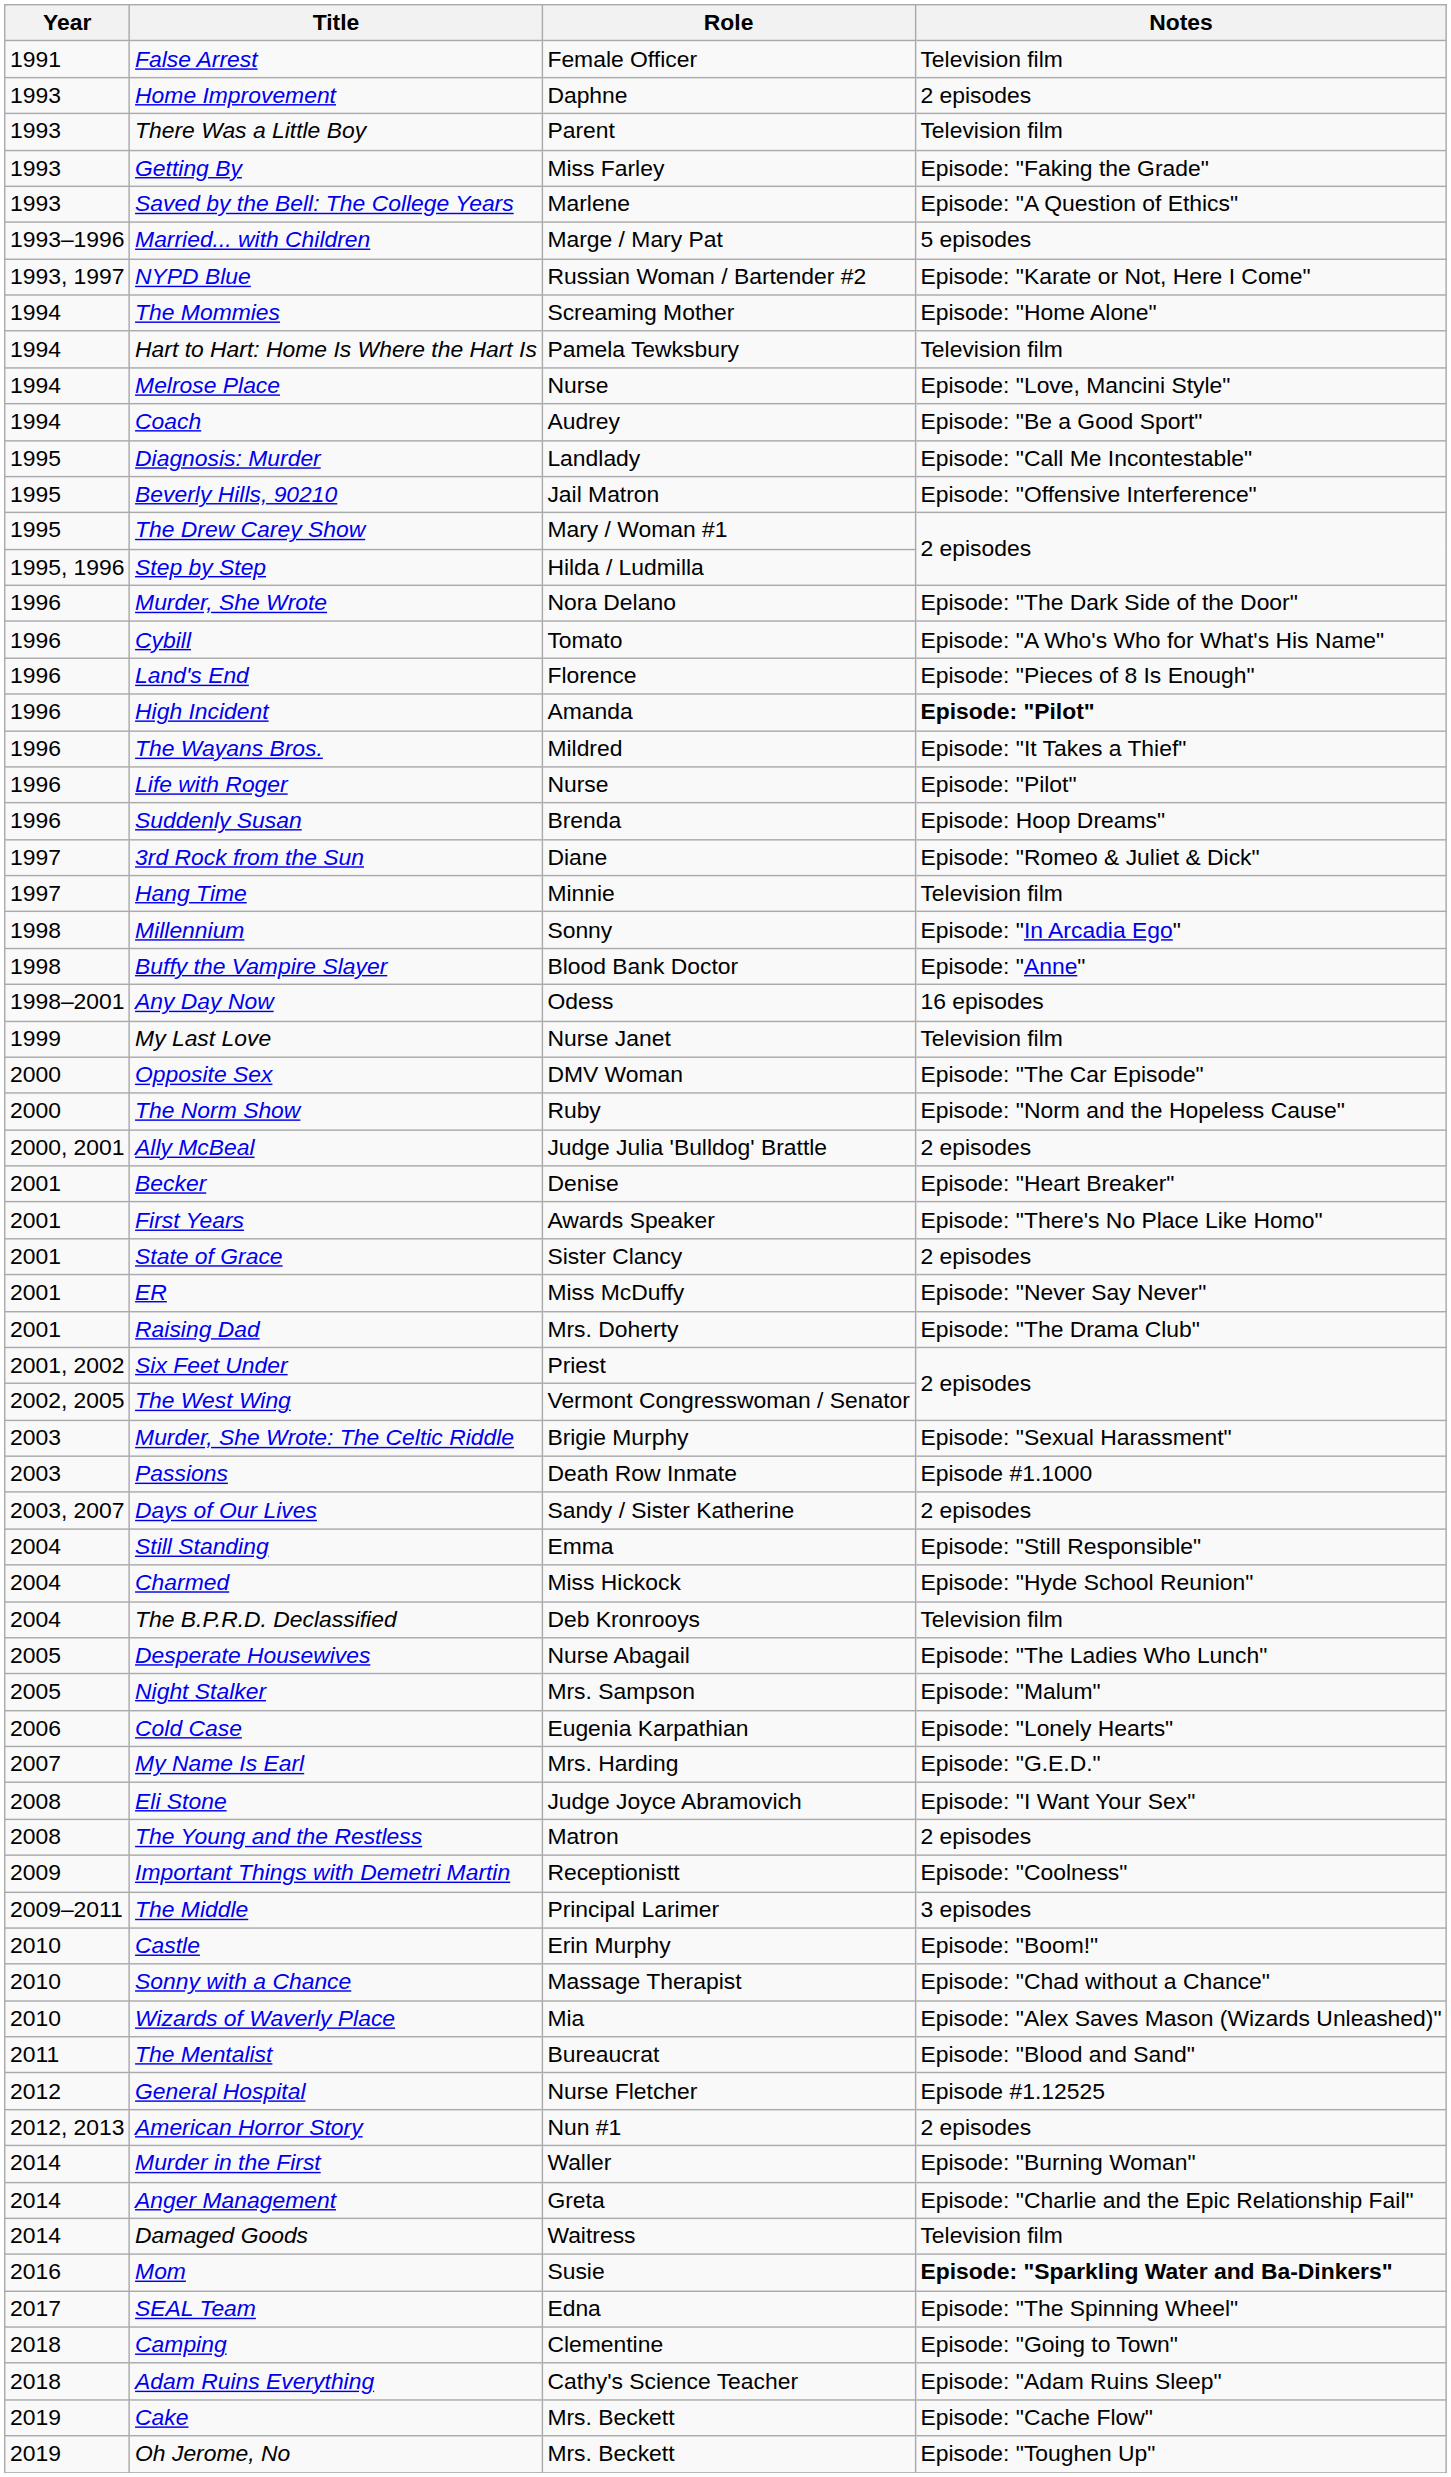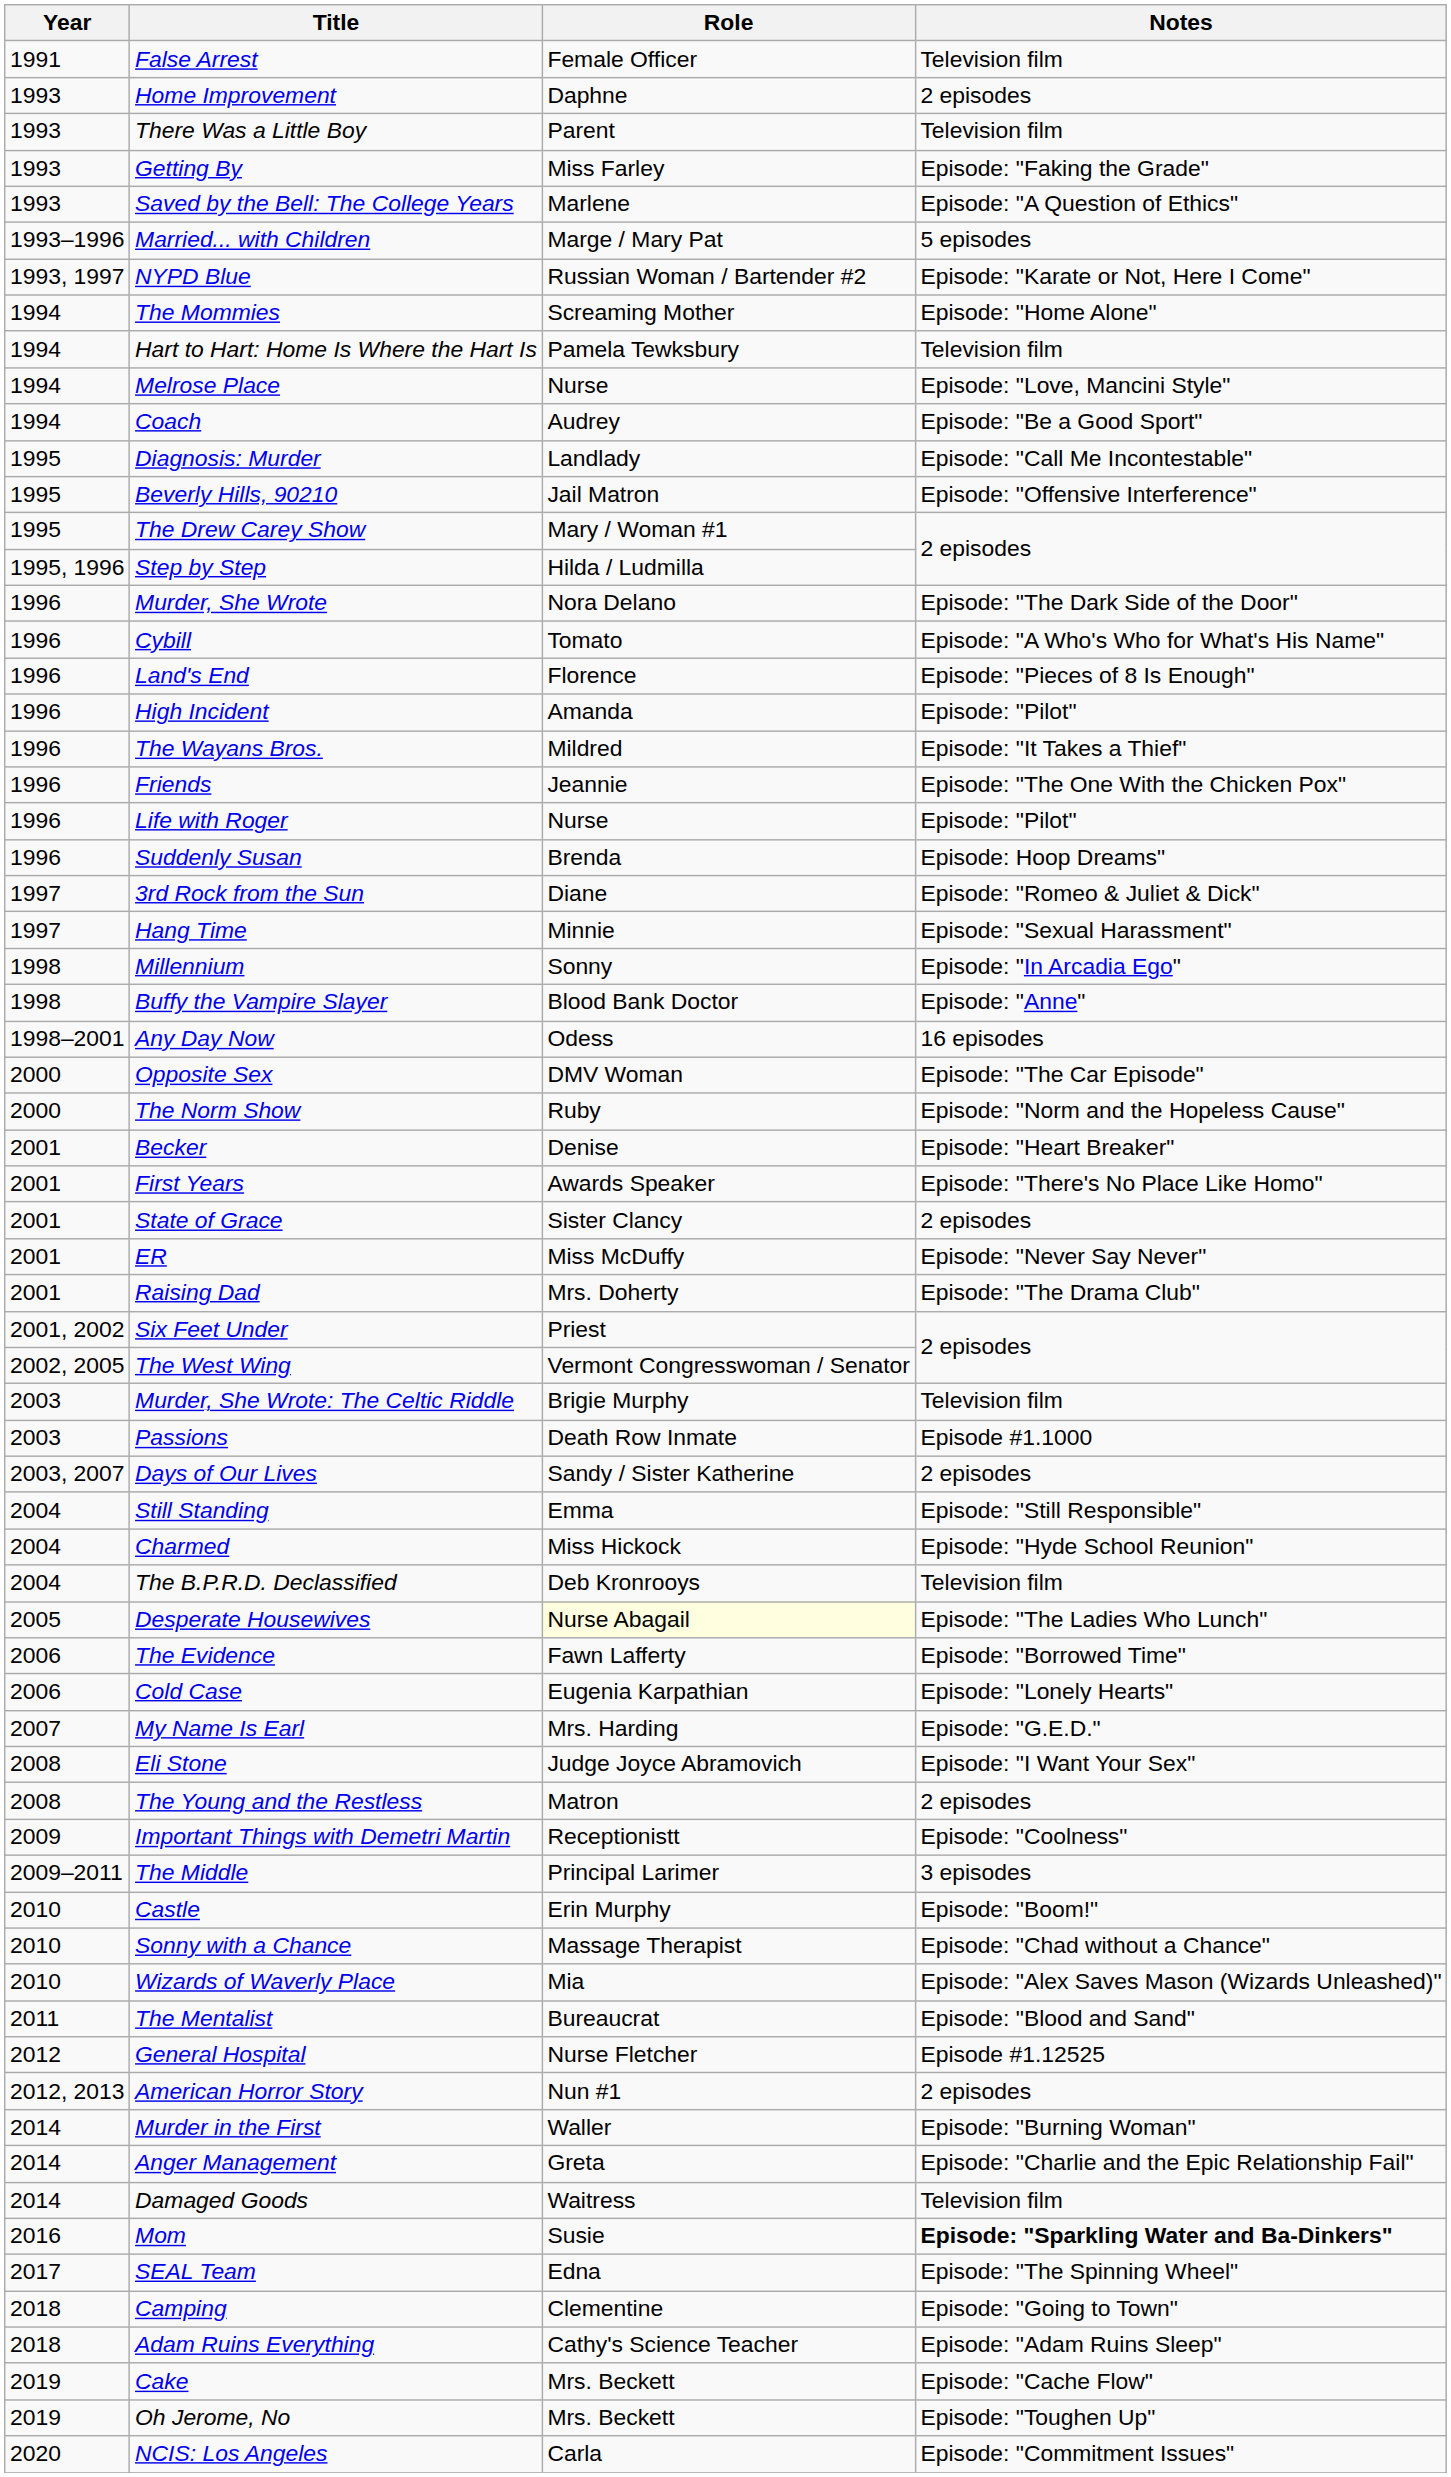(1008, 712) bold -> (998, 712) normal
+ row: (173, 784)
(992, 893) Television film -> (1076, 929) Episode: "Sexual Harassment"
- row: (203, 1038)
- row: (195, 1147)
(1076, 1437) Episode: "Sexual Harassment" -> (992, 1401) Television film
(619, 1655) no background -> (619, 1619) lightyellow background
- row: (201, 1691)
+ row: (205, 1655)
+ row: (231, 2453)
